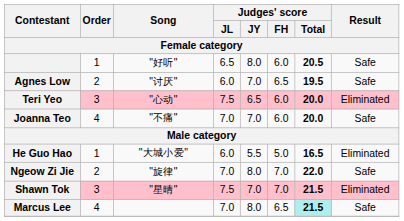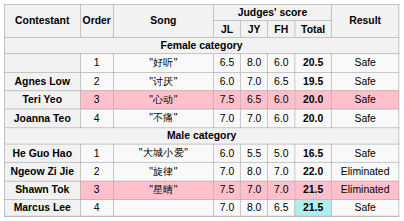(365, 100) Eliminated -> (365, 100) Safe
(365, 153) Eliminated -> (365, 153) Safe
(365, 171) Safe -> (365, 171) Eliminated
